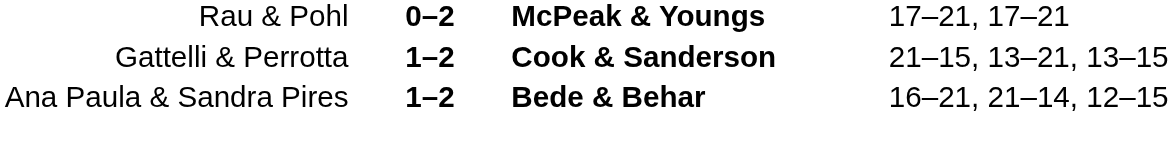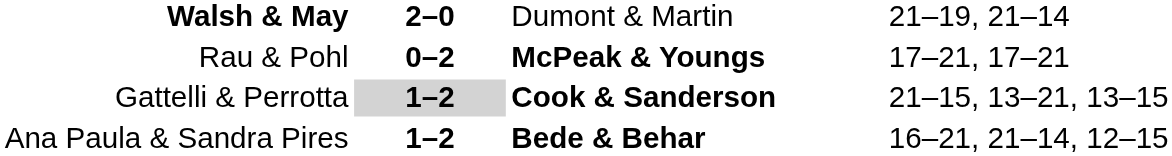+ row: (258, 16)
(430, 56) no background -> (430, 97) lightgrey background
